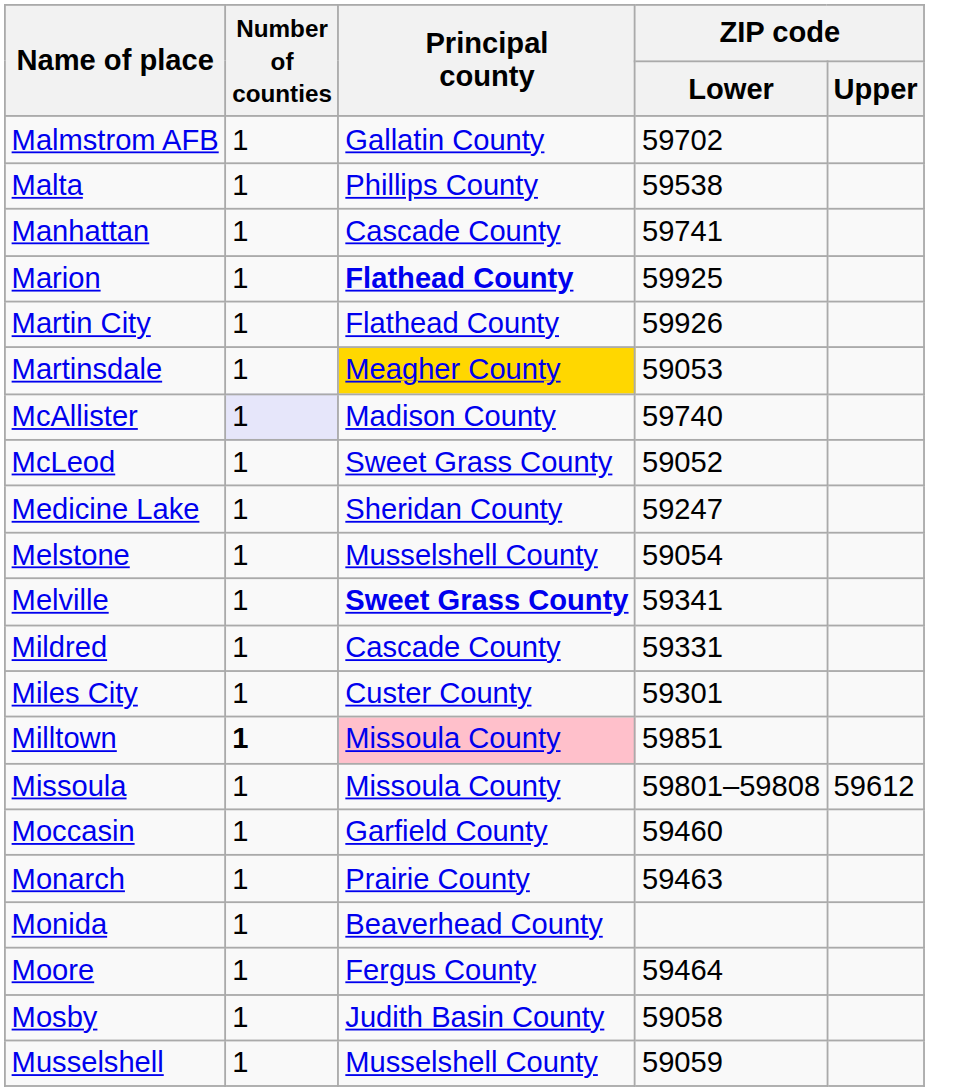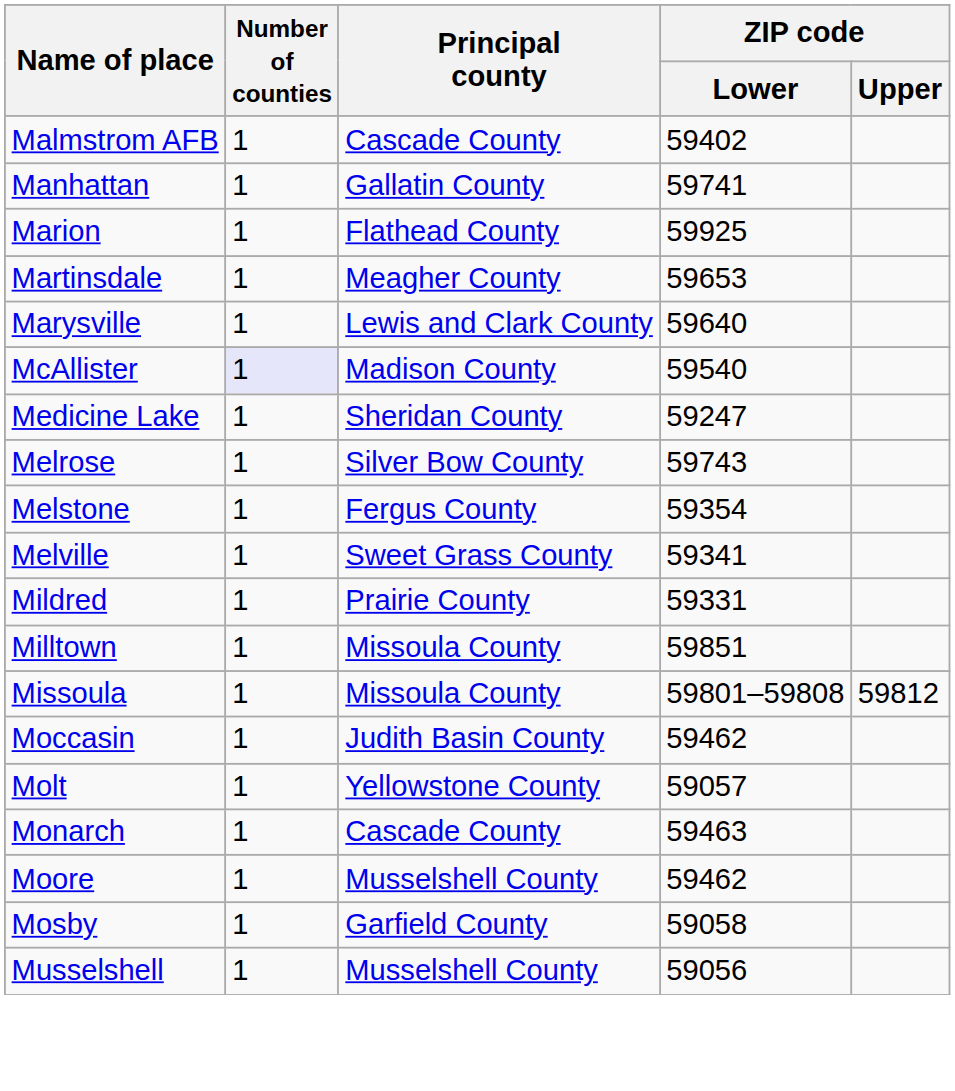(445, 139) Gallatin County -> (453, 139) Cascade County
(682, 139) 59702 -> (707, 139) 59402
- row: (47, 185)
(453, 231) Cascade County -> (445, 185) Gallatin County
(459, 277) bold -> (452, 231) normal
- row: (81, 324)
(453, 370) gold background -> (453, 277) no background
(682, 370) 59053 -> (707, 277) 59653
+ row: (76, 324)
(682, 416) 59740 -> (707, 370) 59540
- row: (63, 462)
+ row: (63, 462)
(472, 554) Musselshell County -> (441, 508) Fergus County
(682, 554) 59054 -> (707, 508) 59354
(487, 601) bold -> (479, 554) normal
(453, 647) Cascade County -> (438, 601) Prairie County
- row: (75, 693)
(240, 739) bold -> (240, 647) normal
(453, 739) pink background -> (453, 647) no background
(874, 785) 59612 -> (898, 693) 59812
(447, 832) Garfield County -> (475, 739) Judith Basin County
(682, 832) 59460 -> (707, 739) 59462
+ row: (39, 785)
(438, 878) Prairie County -> (453, 832) Cascade County
- row: (59, 924)
(441, 970) Fergus County -> (472, 878) Musselshell County
(682, 970) 59464 -> (707, 878) 59462
(475, 1016) Judith Basin County -> (447, 924) Garfield County
(682, 1062) 59059 -> (707, 970) 59056
